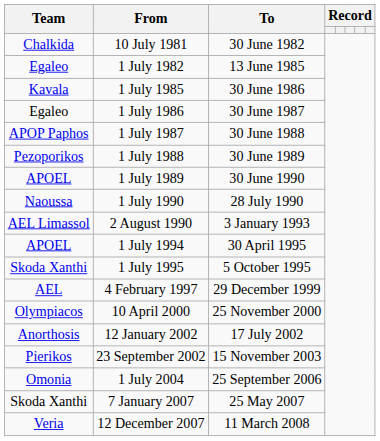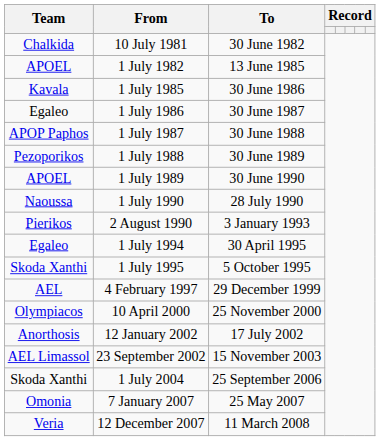(49, 66) Egaleo -> (49, 66) APOEL
(49, 223) AEL Limassol -> (49, 223) Pierikos
(49, 245) APOEL -> (49, 245) Egaleo
(49, 357) Pierikos -> (49, 357) AEL Limassol
(49, 379) Omonia -> (49, 379) Skoda Xanthi
(49, 401) Skoda Xanthi -> (49, 401) Omonia
